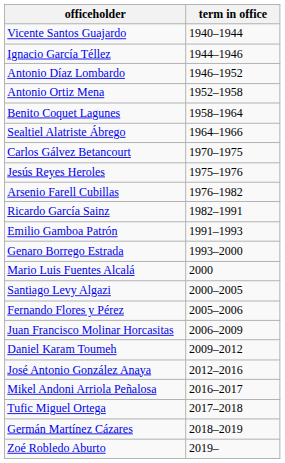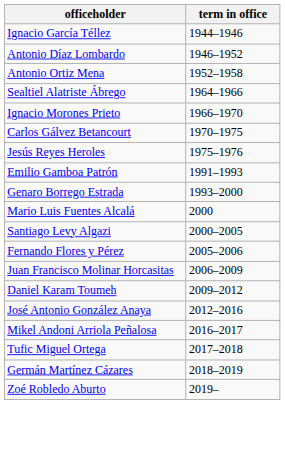- row: (67, 34)
- row: (64, 113)
+ row: (64, 113)
- row: (63, 192)
- row: (58, 211)
